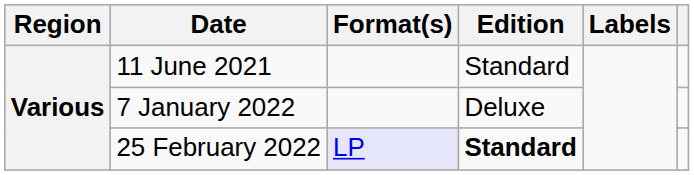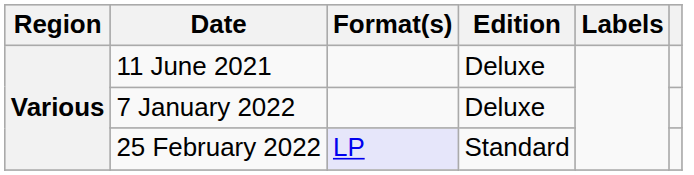(517, 66) Standard -> (505, 66) Deluxe
(521, 148) bold -> (517, 148) normal
